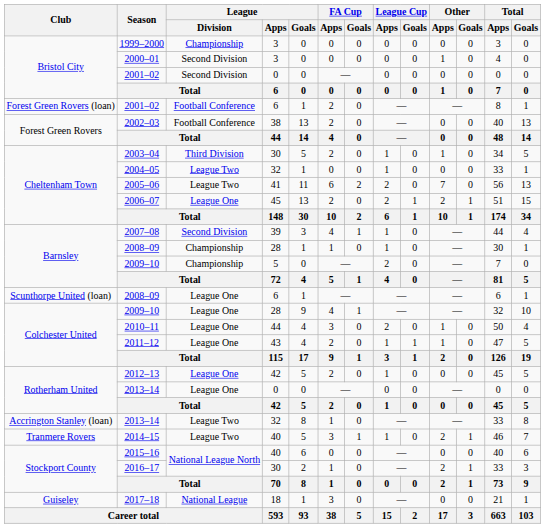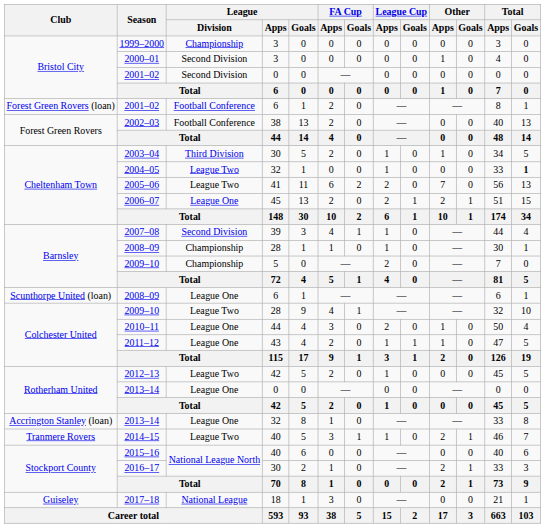(526, 169) normal -> (526, 169) bold
(214, 311) League One -> (214, 311) League Two
(214, 374) League One -> (214, 374) League Two
(214, 421) League Two -> (214, 421) League One
